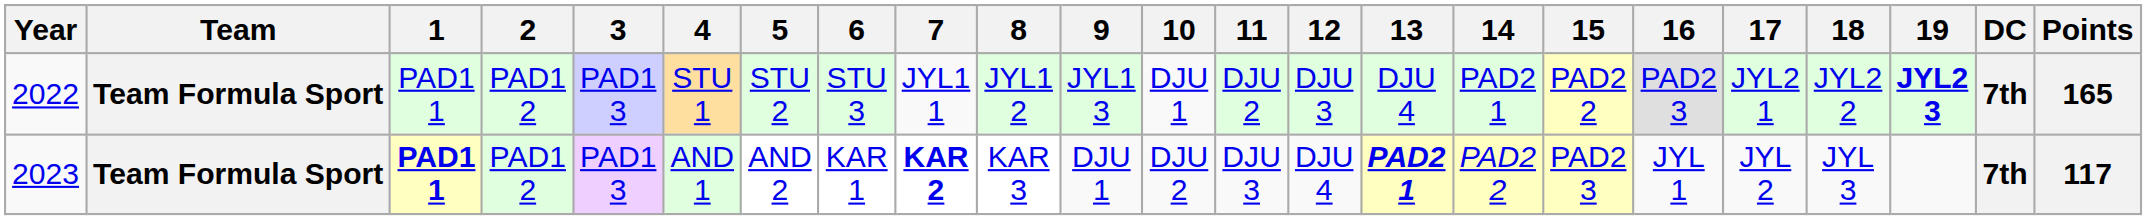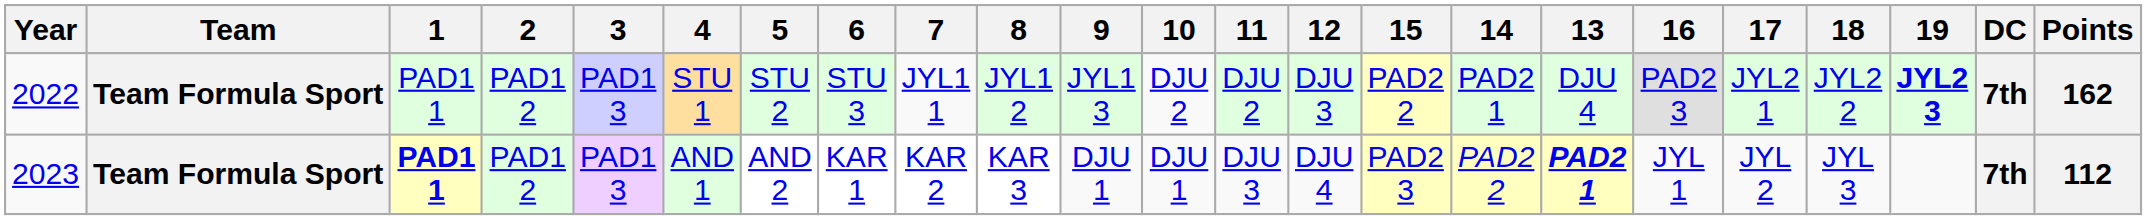columns swapped: (1407, 29) <-> (1588, 29)
(1179, 93) DJU 1 -> (1179, 93) DJU 2
(2088, 93) 165 -> (2088, 93) 162
(936, 174) bold -> (936, 174) normal
(1179, 174) DJU 2 -> (1179, 174) DJU 1
(2088, 174) 117 -> (2088, 174) 112
